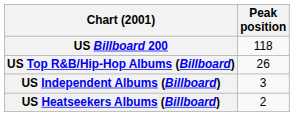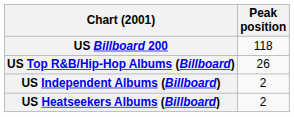(263, 83) 3 -> (263, 83) 2
